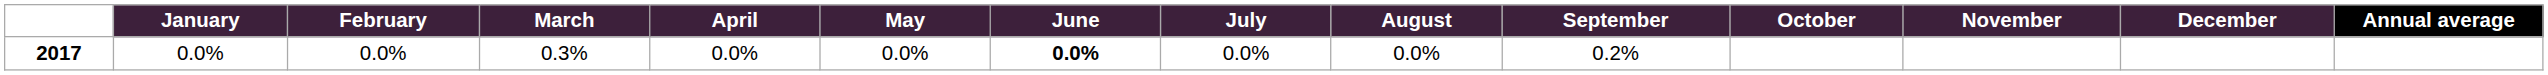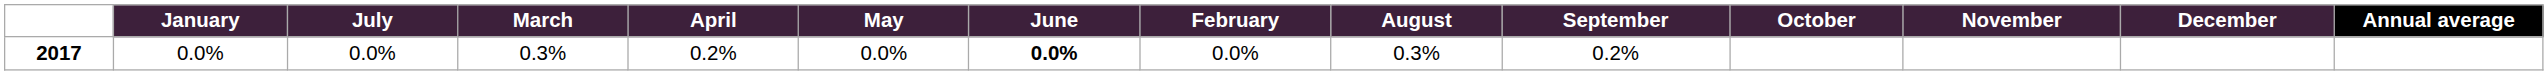columns swapped: (383, 20) <-> (1246, 20)
(735, 53) 0.0% -> (713, 53) 0.2%
(1416, 53) 0.0% -> (1416, 53) 0.3%
